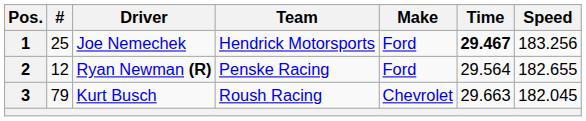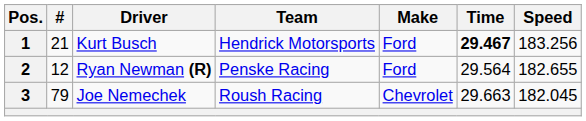(60, 44) 25 -> (60, 44) 21
(131, 44) Joe Nemechek -> (117, 44) Kurt Busch
(117, 96) Kurt Busch -> (131, 96) Joe Nemechek
